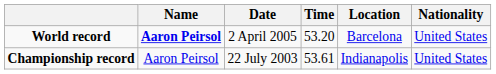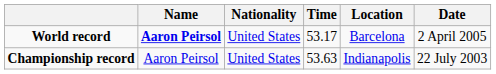columns swapped: (451, 15) <-> (263, 15)
(319, 36) 53.20 -> (322, 36) 53.17
(319, 58) 53.61 -> (322, 58) 53.63
